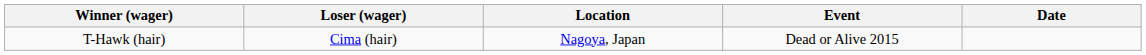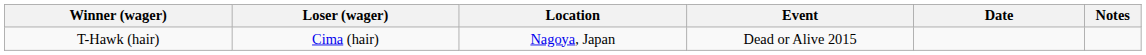+ column: (1113, 15)
